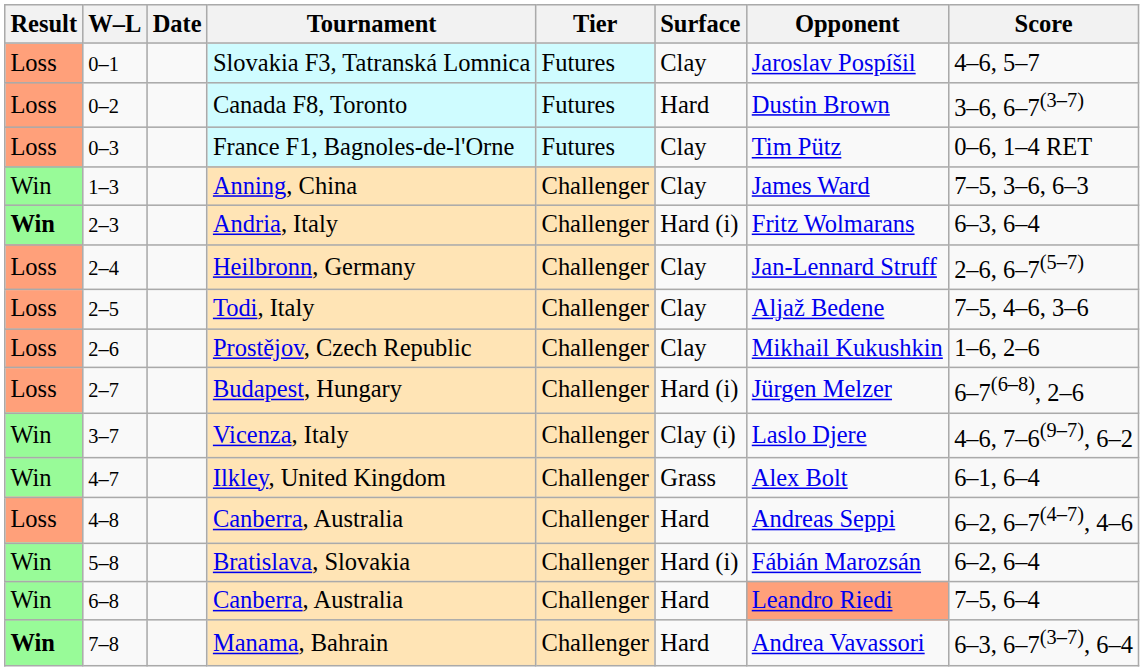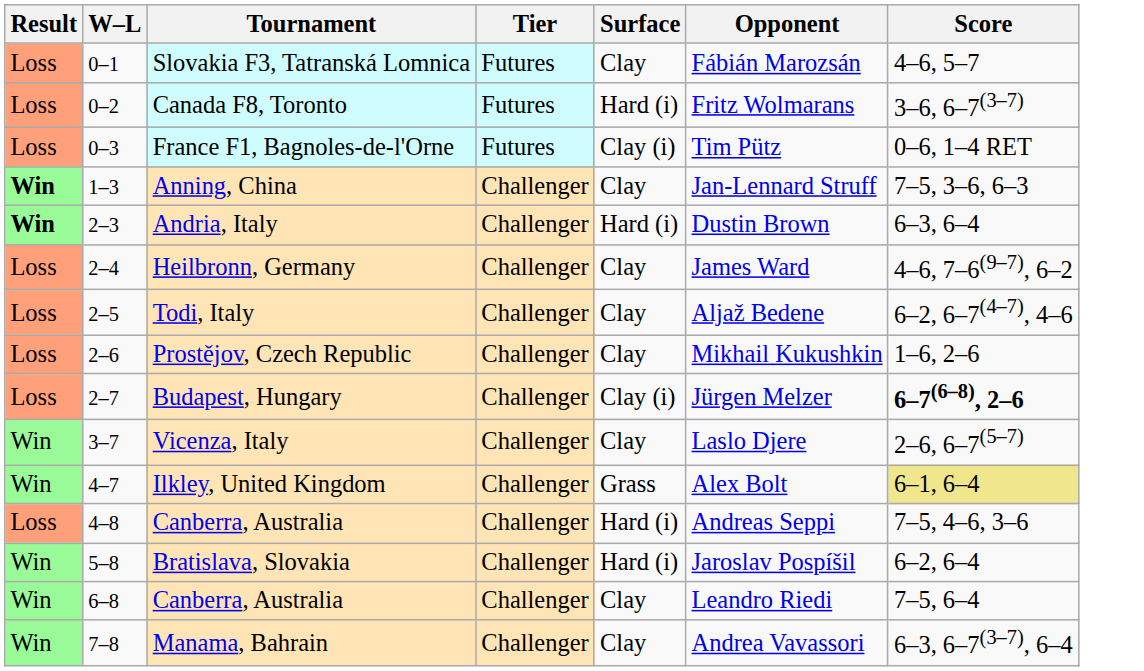- column: (177, 23)
(834, 62) Jaroslav Pospíšil -> (776, 62) Fábián Marozsán
(685, 104) Hard -> (639, 104) Hard (i)
(821, 104) Dustin Brown -> (773, 104) Fritz Wolmarans
(683, 147) Clay -> (638, 147) Clay (i)
(31, 185) normal -> (33, 185) bold
(811, 185) James Ward -> (784, 185) Jan-Lennard Struff
(833, 224) Fritz Wolmarans -> (761, 224) Dustin Brown
(844, 266) Jan-Lennard Struff -> (750, 266) James Ward
(1019, 266) 2–6, 6–7(5–7) -> (983, 266) 4–6, 7–6(9–7), 6–2
(1021, 308) 7–5, 4–6, 3–6 -> (983, 312) 6–2, 6–7(4–7), 4–6
(699, 389) Hard (i) -> (638, 396) Clay (i)
(1019, 389) normal -> (959, 396) bold
(698, 435) Clay (i) -> (623, 441) Clay
(1044, 435) 4–6, 7–6(9–7), 6–2 -> (959, 441) 2–6, 6–7(5–7)
(997, 477) no background -> (937, 484) khaki background
(685, 519) Hard -> (639, 522) Hard (i)
(1044, 519) 6–2, 6–7(4–7), 4–6 -> (961, 522) 7–5, 4–6, 3–6
(836, 561) Fábián Marozsán -> (773, 561) Jaroslav Pospíšil
(685, 600) Hard -> (623, 600) Clay
(822, 600) lightsalmon background -> (762, 600) no background
(33, 642) bold -> (31, 642) normal
(685, 642) Hard -> (623, 642) Clay
